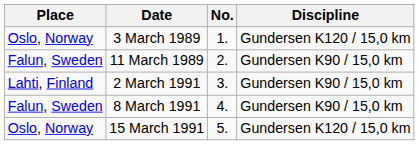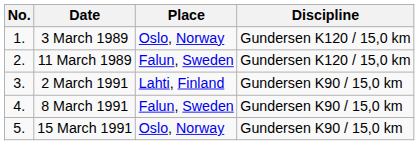columns swapped: (222, 15) <-> (55, 15)
(322, 60) Gundersen K90 / 15,0 km -> (325, 60) Gundersen K120 / 15,0 km
(325, 128) Gundersen K120 / 15,0 km -> (322, 128) Gundersen K90 / 15,0 km
